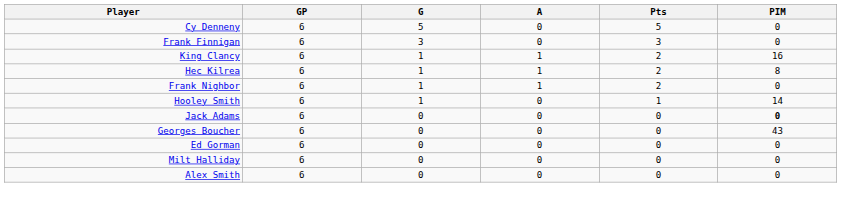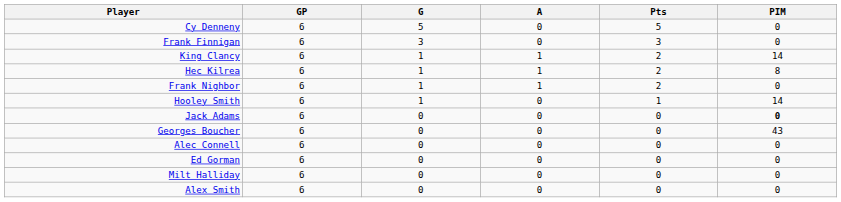(777, 56) 16 -> (777, 56) 14
+ row: (207, 145)
